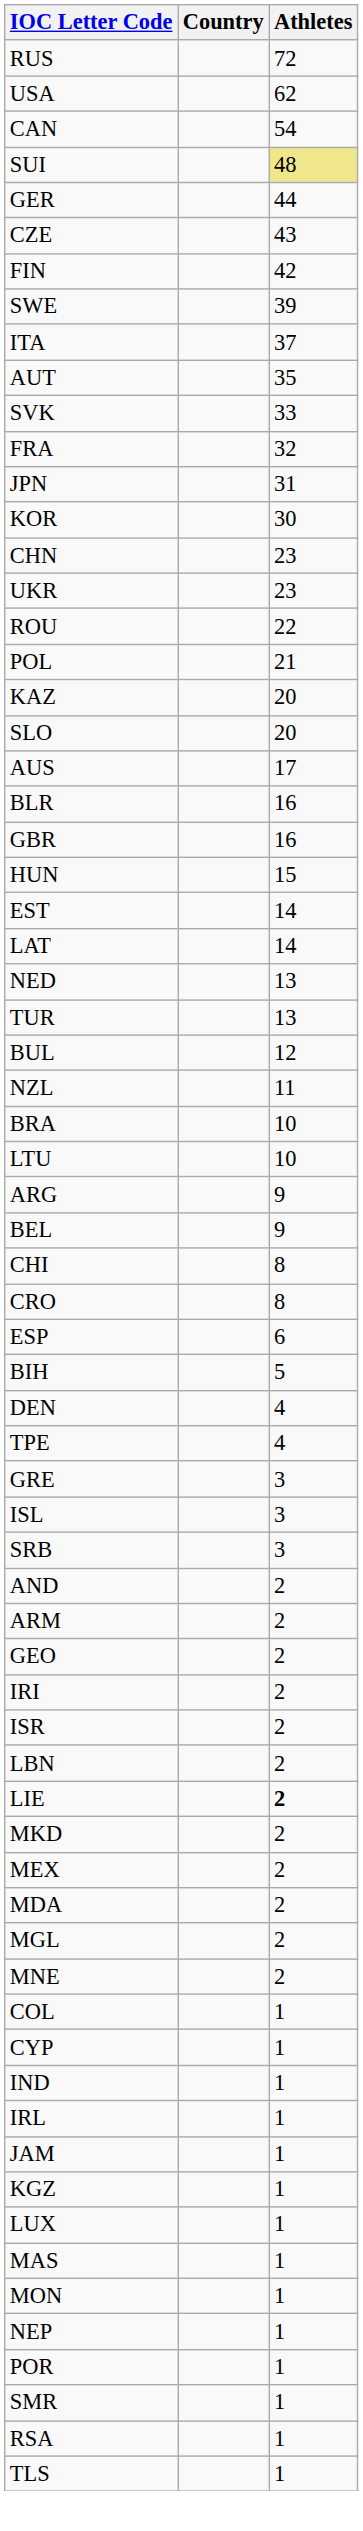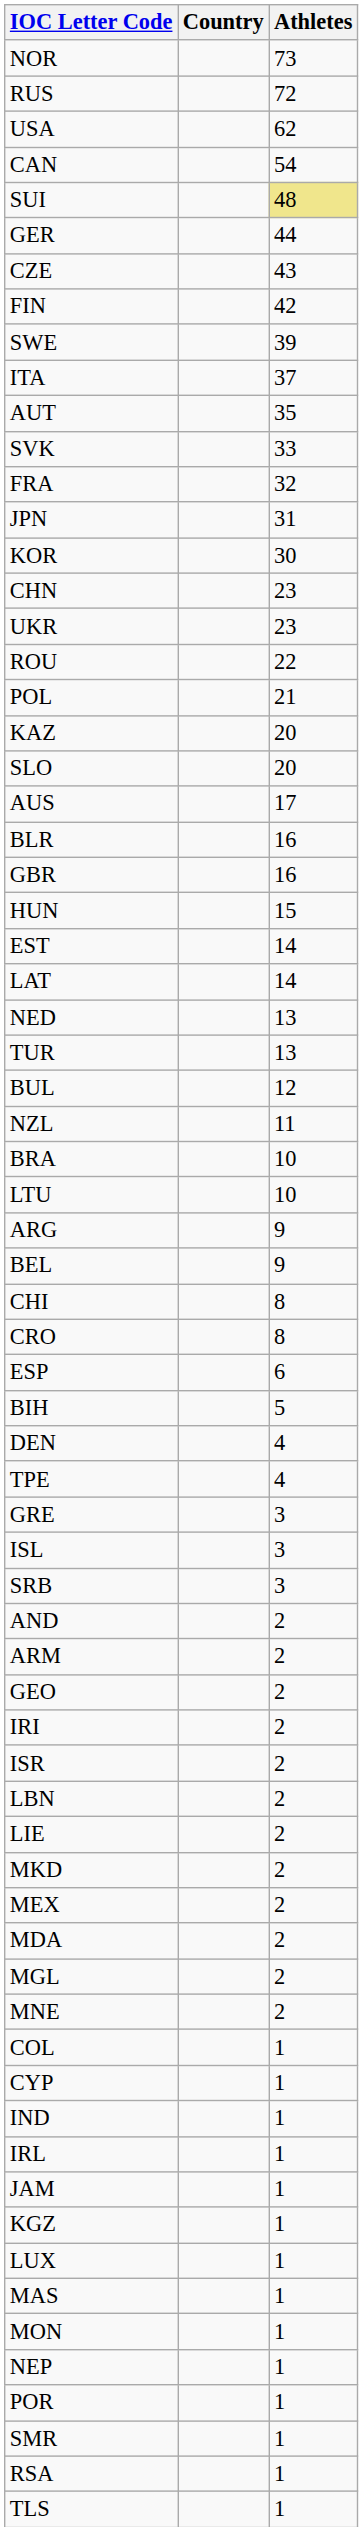+ row: (34, 57)
(280, 1798) bold -> (280, 1834) normal
